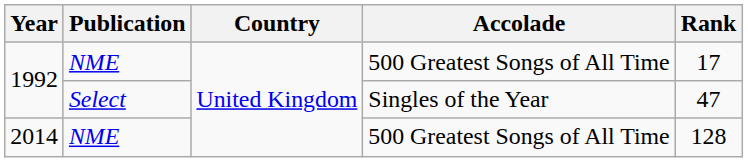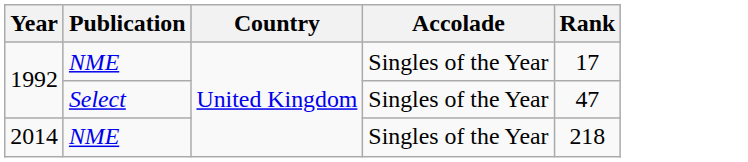(519, 61) 500 Greatest Songs of All Time -> (458, 61) Singles of the Year
(519, 136) 500 Greatest Songs of All Time -> (458, 136) Singles of the Year
(709, 136) 128 -> (587, 136) 218
